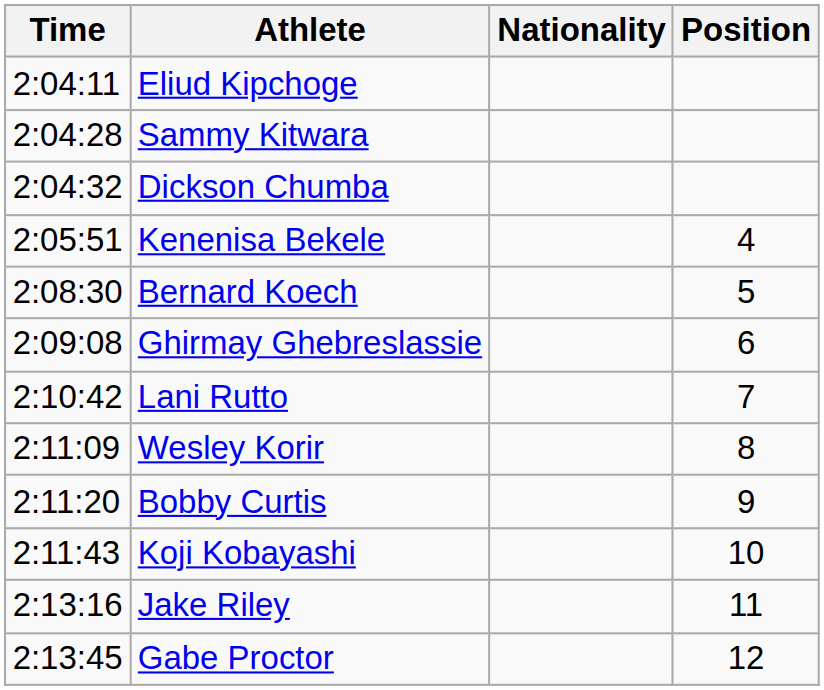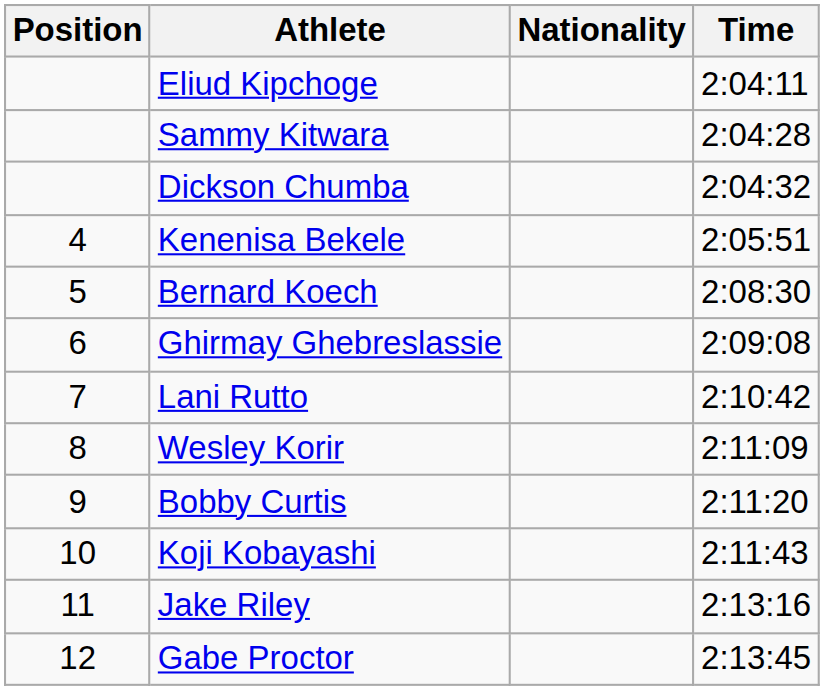columns swapped: (746, 30) <-> (68, 30)
